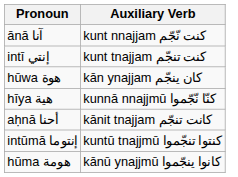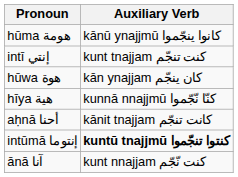rows swapped: (25, 35) <-> (39, 162)
(153, 141) normal -> (157, 141) bold
